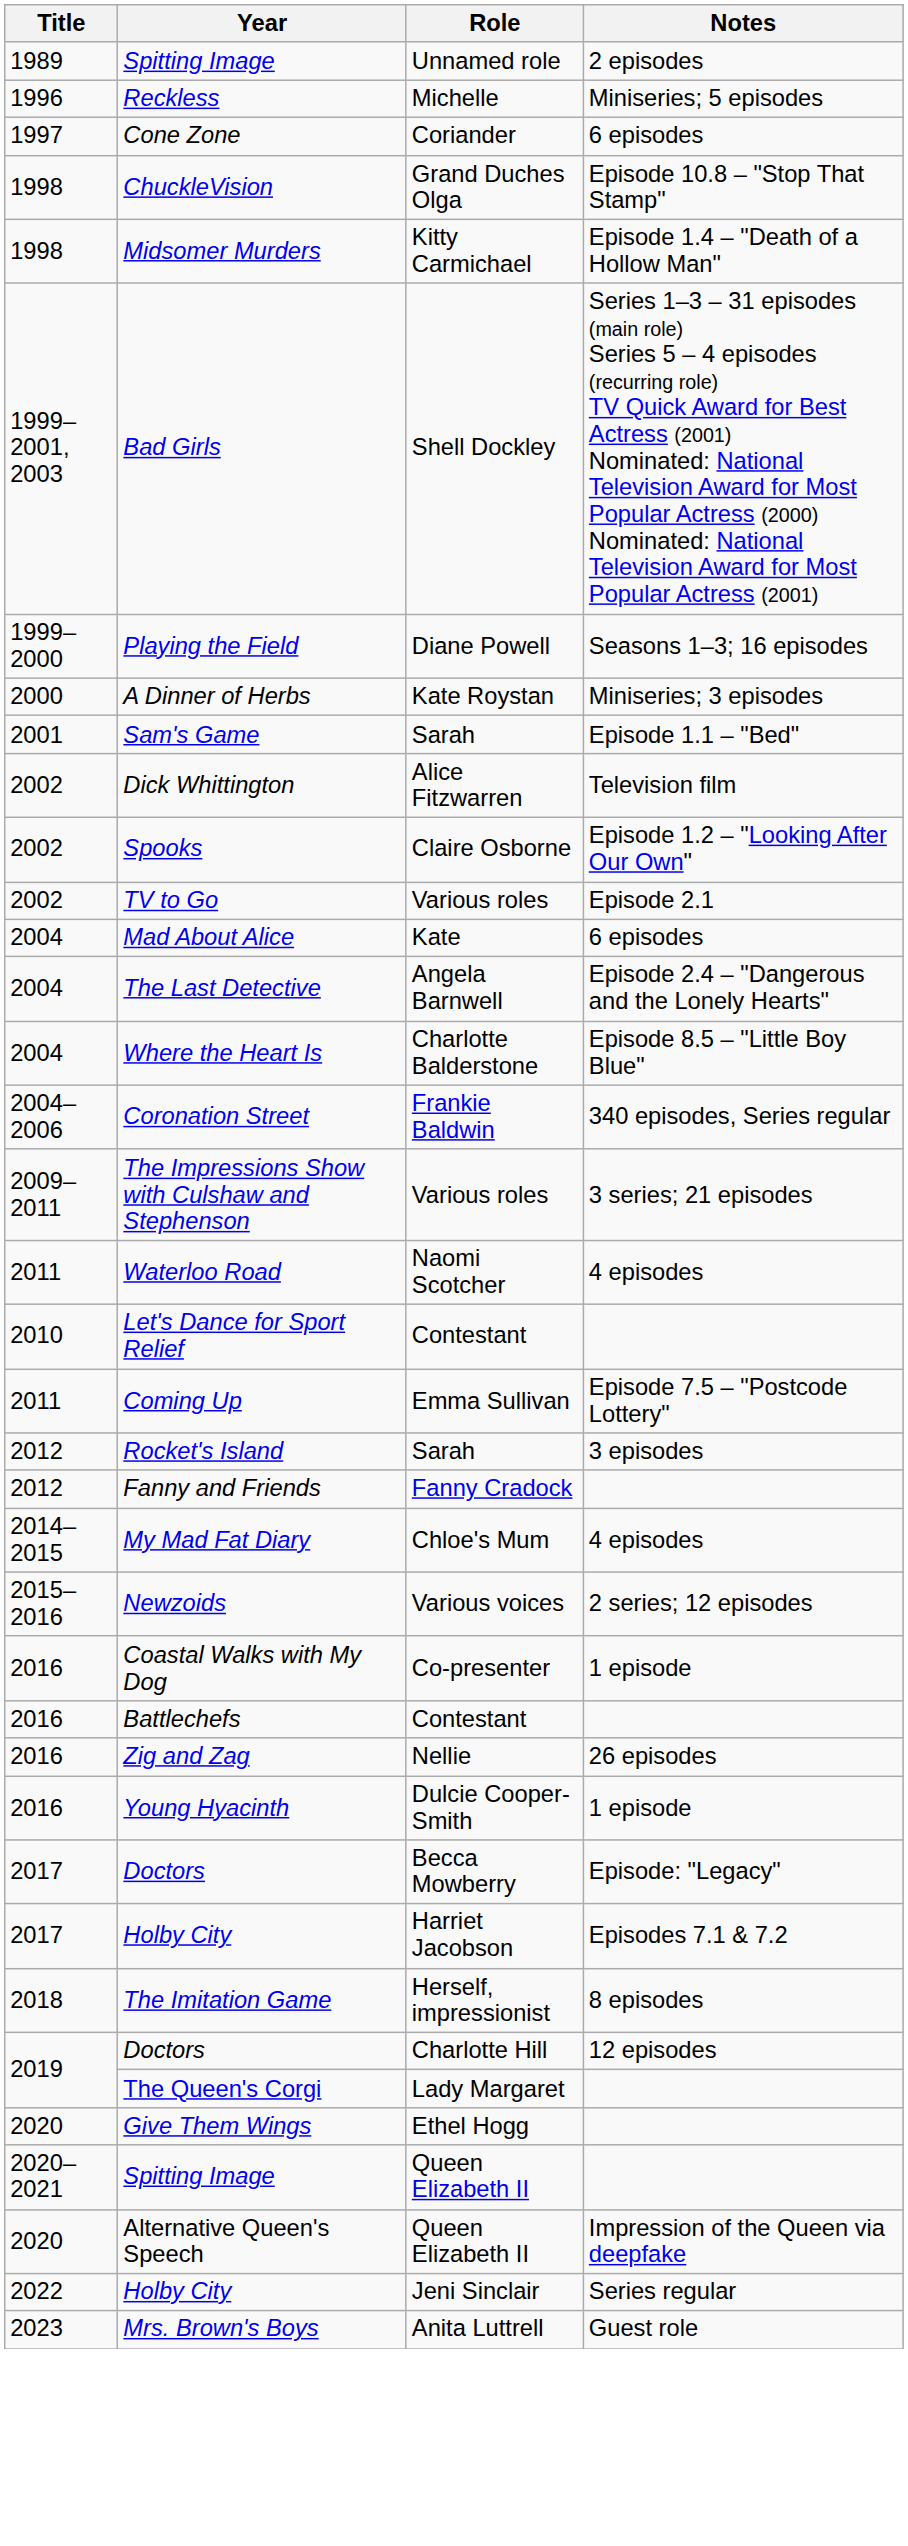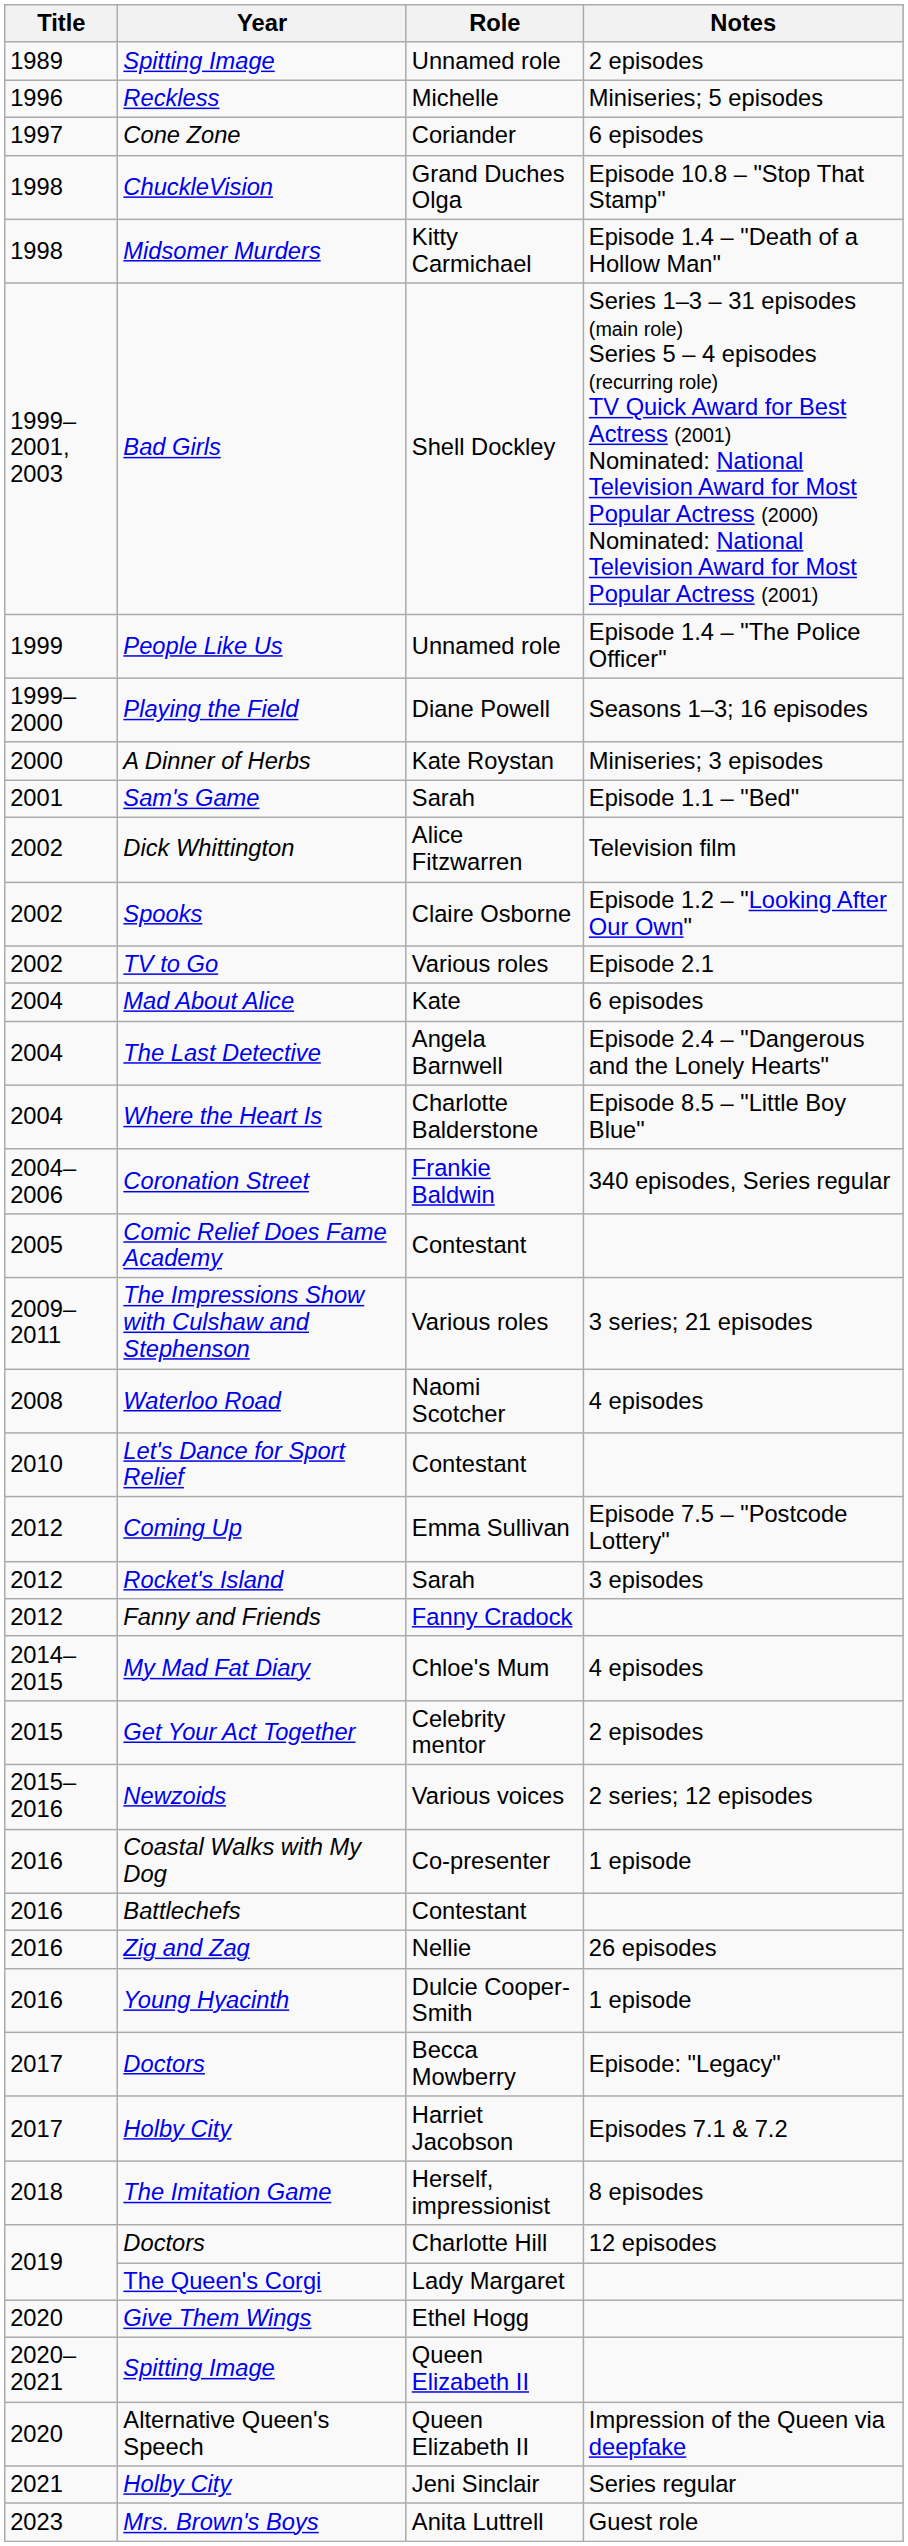+ row: (203, 645)
+ row: (255, 1245)
(36, 1272) 2011 -> (37, 1400) 2008
(36, 1400) 2011 -> (37, 1528) 2012
+ row: (239, 1732)
(37, 2291) 2022 -> (37, 2484) 2021
